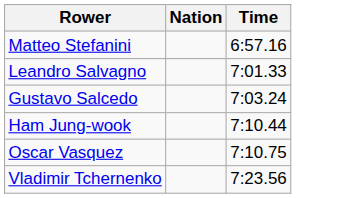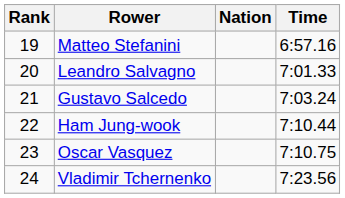+ column: (29, 17)
